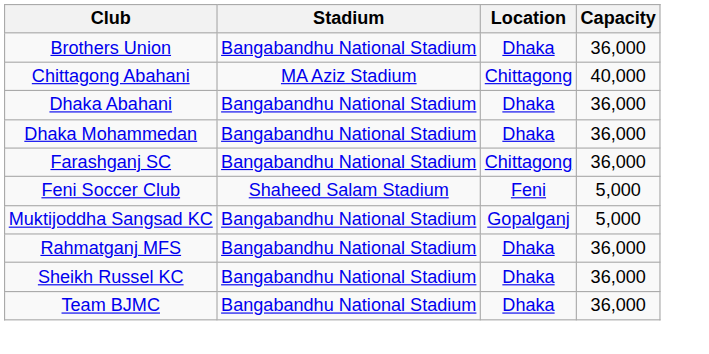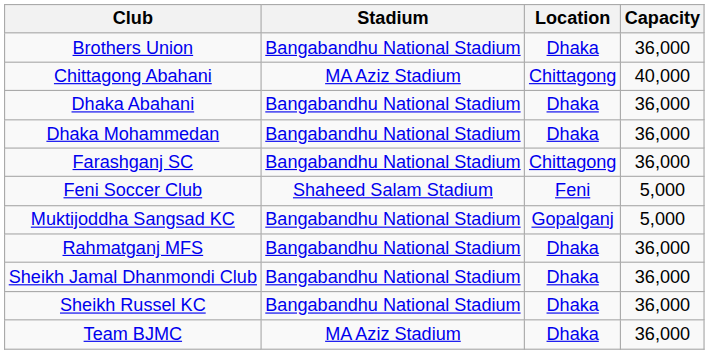+ row: (133, 276)
(349, 305) Bangabandhu National Stadium -> (393, 334) MA Aziz Stadium
